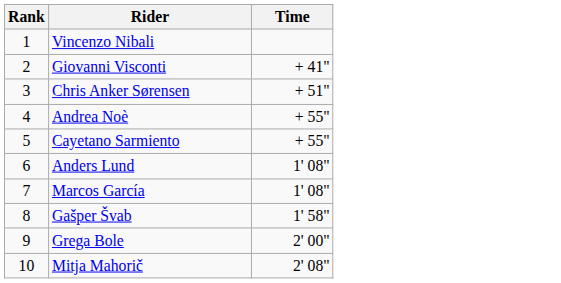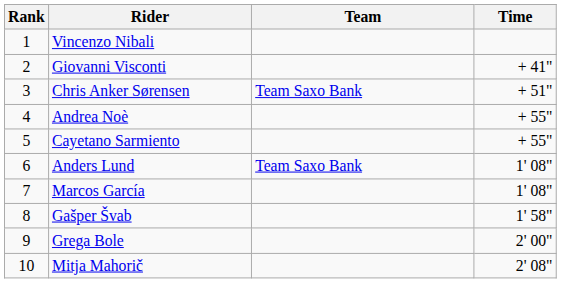+ column: (363, 16)
